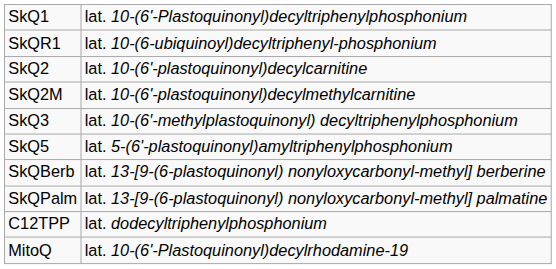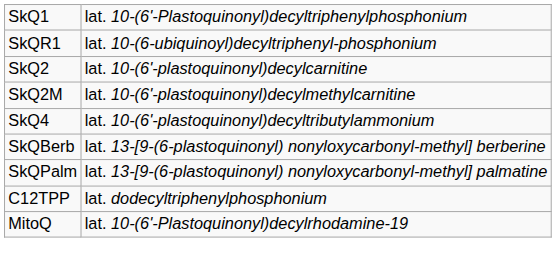- row: (29, 120)
+ row: (29, 120)
- row: (29, 146)
